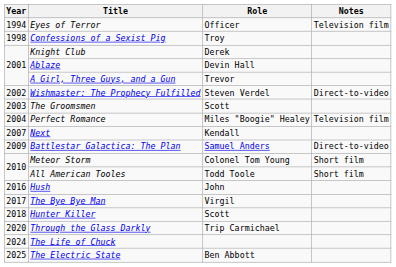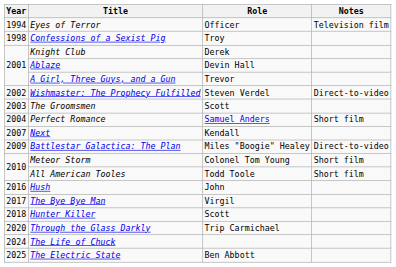(257, 120) Miles "Boogie" Healey -> (237, 120) Samuel Anders
(351, 120) Television film -> (339, 120) Short film
(237, 147) Samuel Anders -> (257, 147) Miles "Boogie" Healey
